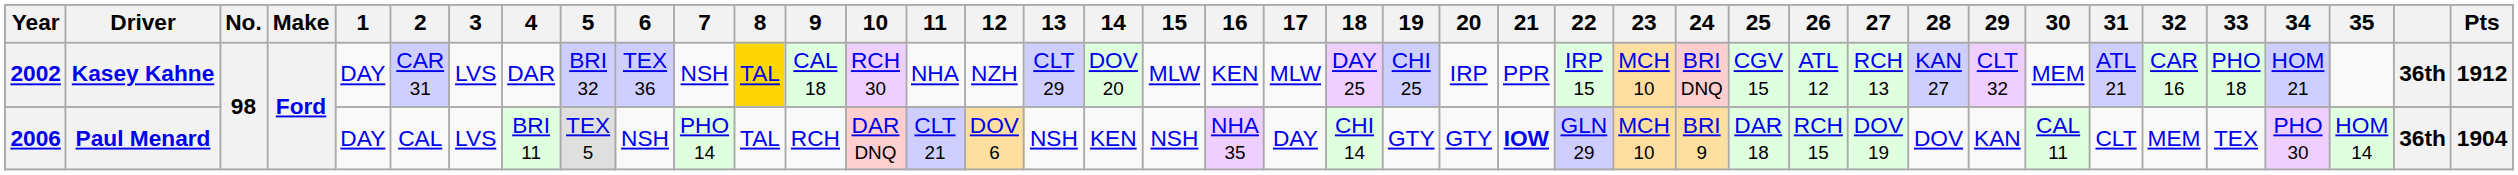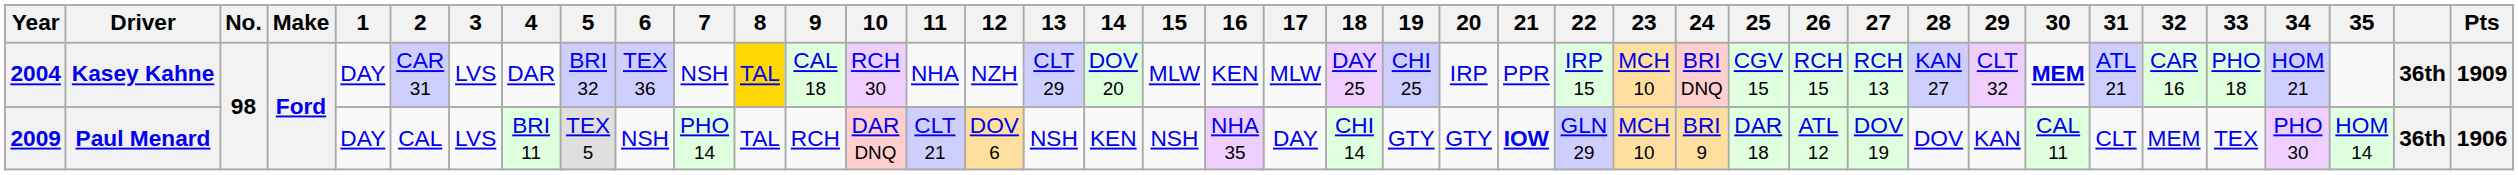(36, 74) 2002 -> (36, 74) 2004
(1818, 73) ATL 12 -> (1818, 73) RCH 15
(2058, 74) normal -> (2058, 74) bold
(2482, 74) 1912 -> (2482, 74) 1909
(36, 138) 2006 -> (36, 138) 2009
(1818, 137) RCH 15 -> (1818, 137) ATL 12
(2482, 138) 1904 -> (2482, 138) 1906
